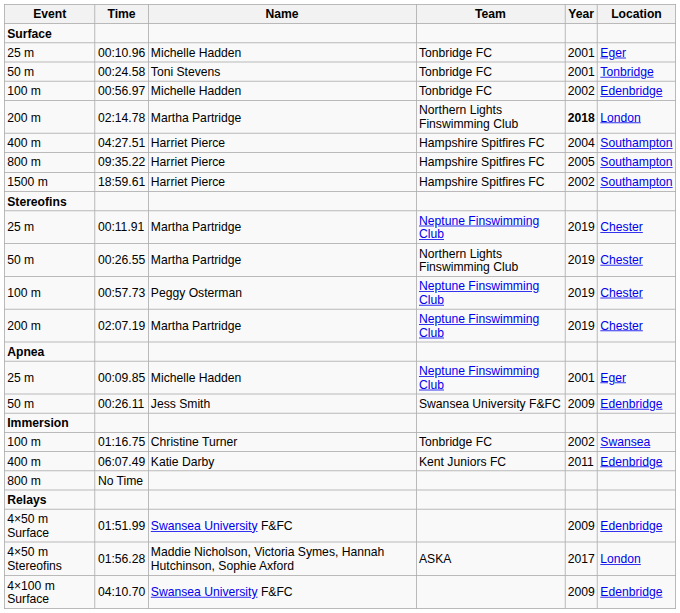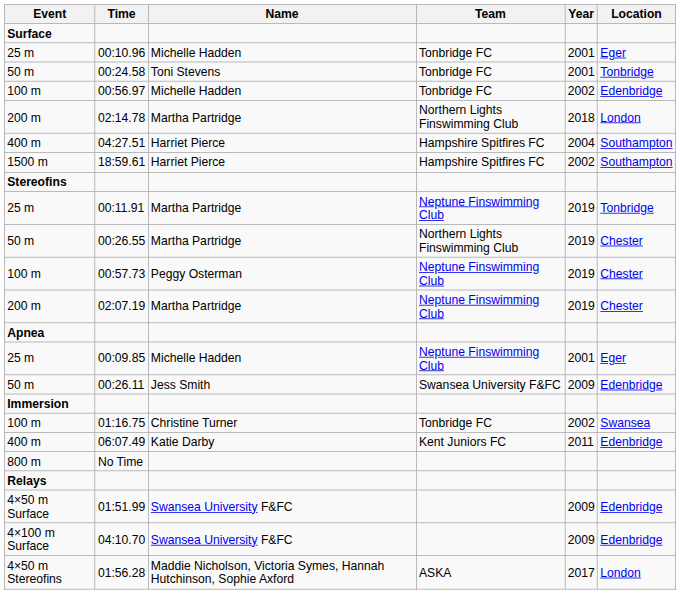(581, 117) bold -> (581, 117) normal
- row: (24, 163)
(622, 227) Chester -> (627, 208) Tonbridge
rows swapped: (31, 592) <-> (35, 559)
